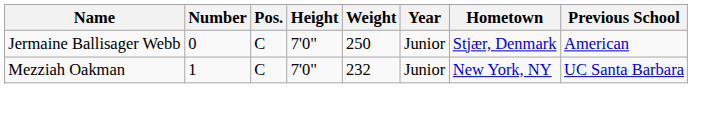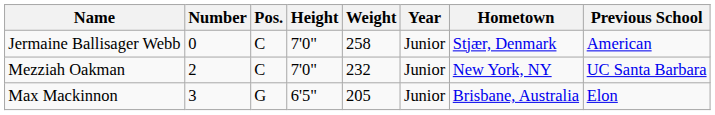(358, 43) 250 -> (358, 43) 258
(192, 69) 1 -> (192, 69) 2
+ row: (63, 95)
